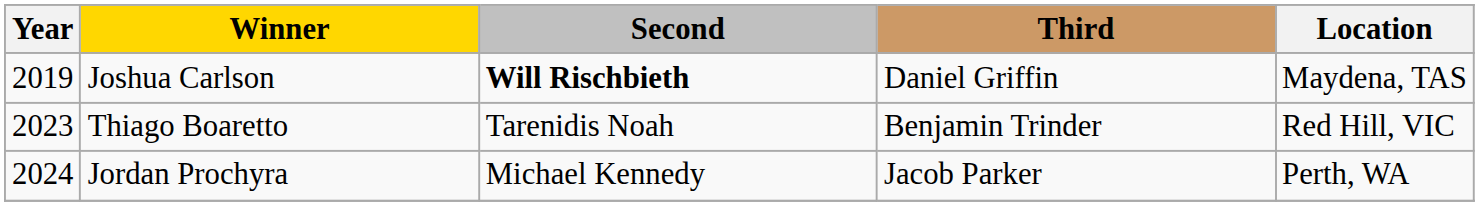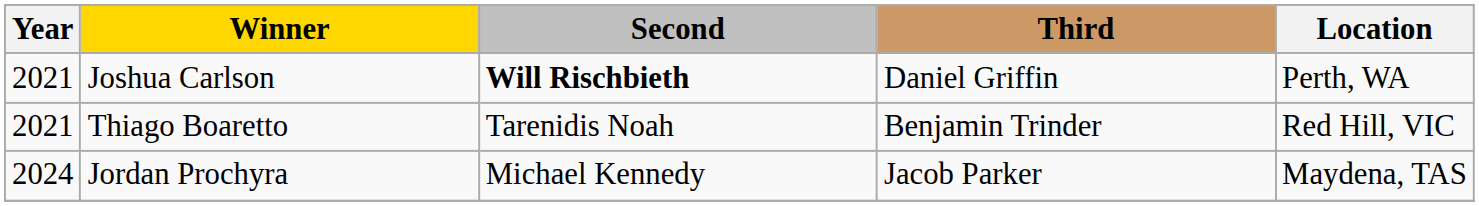(43, 77) 2019 -> (43, 77) 2021
(1374, 77) Maydena, TAS -> (1346, 77) Perth, WA
(43, 126) 2023 -> (43, 126) 2021
(1346, 175) Perth, WA -> (1374, 175) Maydena, TAS
